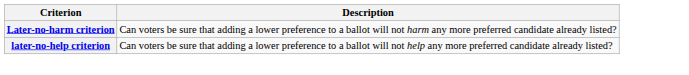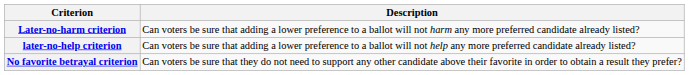+ row: (72, 62)
